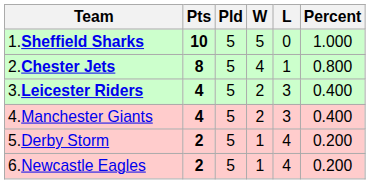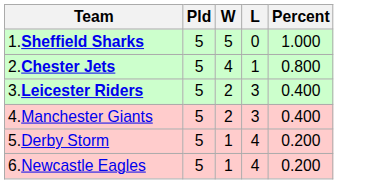- column: (199, 16)
